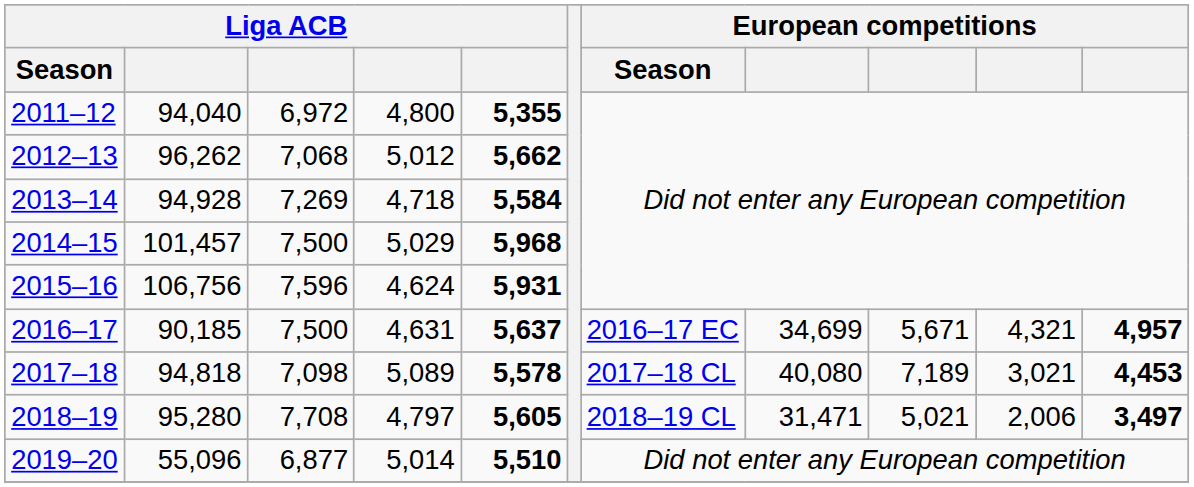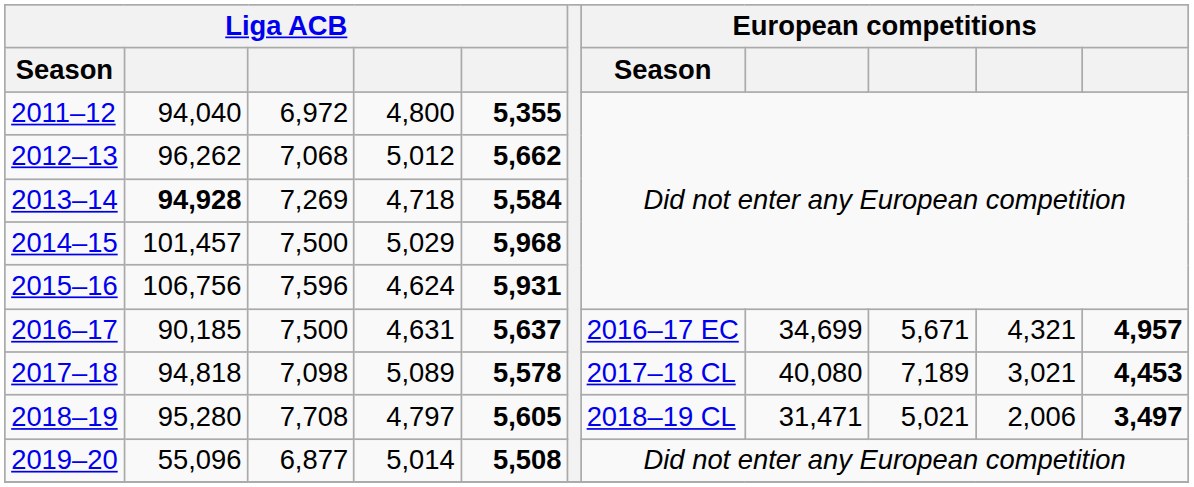(200, 199) normal -> (200, 199) bold
(527, 460) 5,510 -> (527, 460) 5,508
